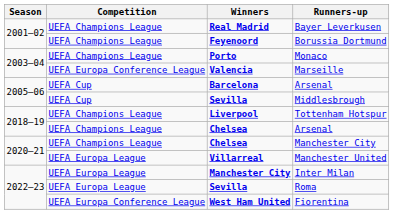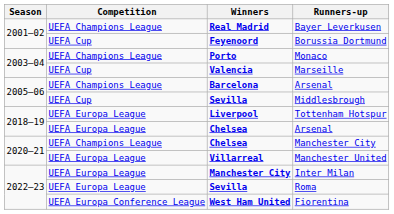(105, 41) UEFA Champions League -> (70, 41) UEFA Cup
(127, 70) UEFA Europa Conference League -> (70, 70) UEFA Cup
(70, 85) UEFA Cup -> (105, 85) UEFA Champions League
(105, 114) UEFA Champions League -> (97, 114) UEFA Europa League
(105, 129) UEFA Champions League -> (97, 129) UEFA Europa League
